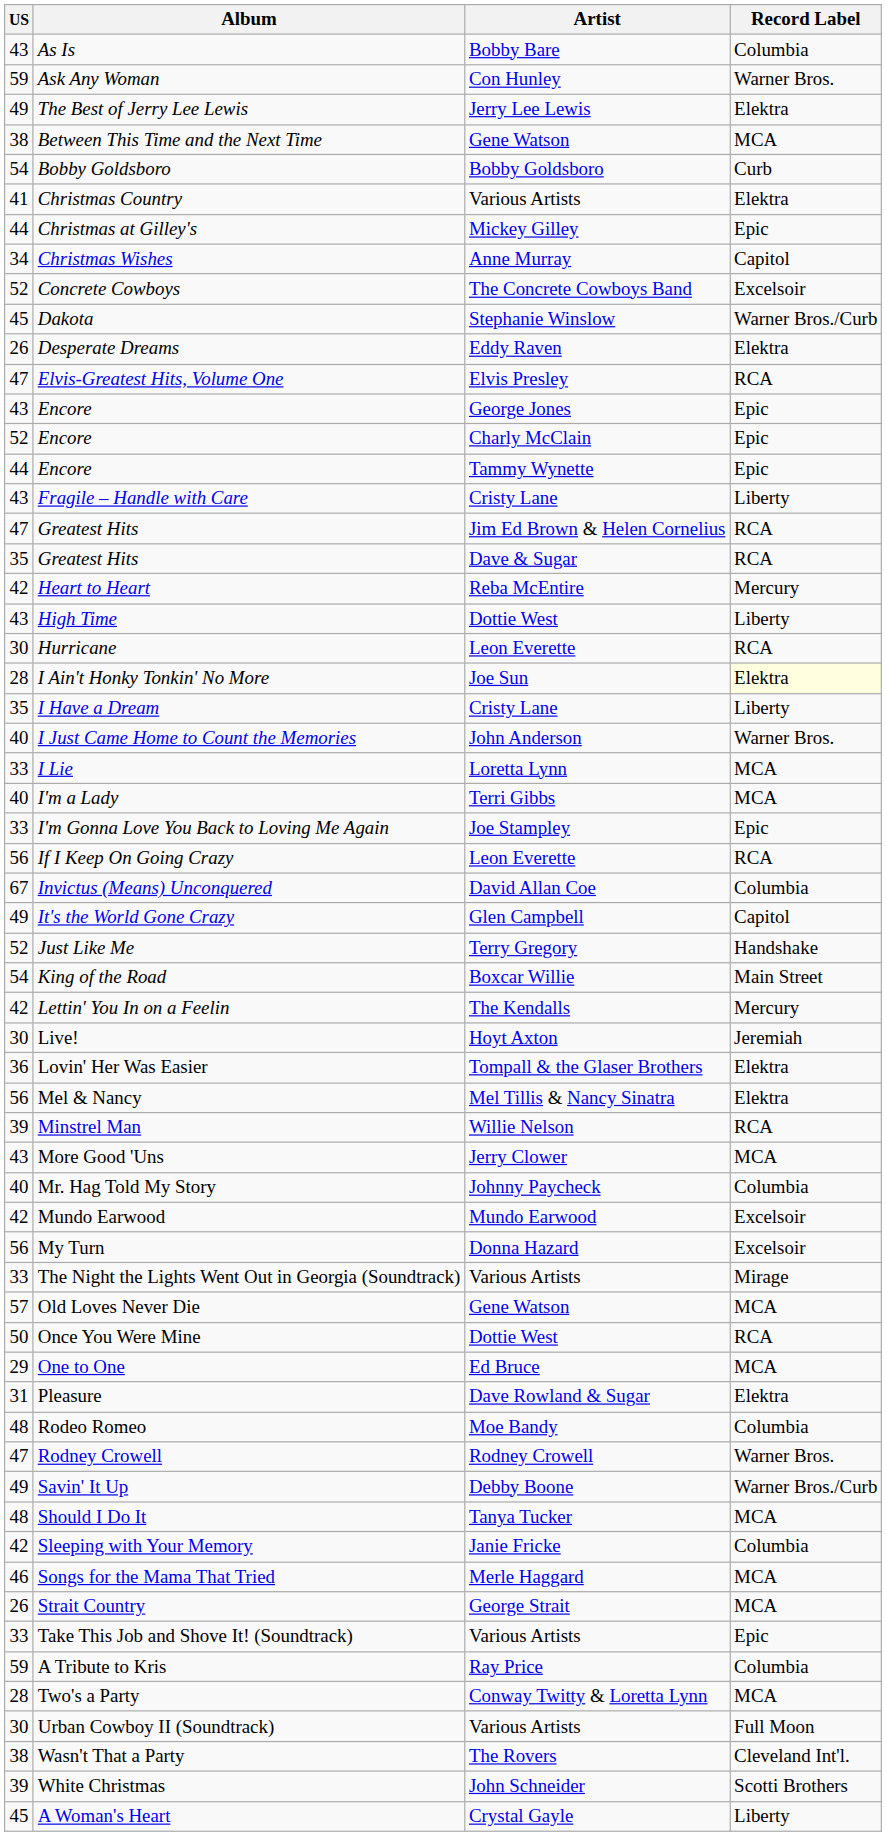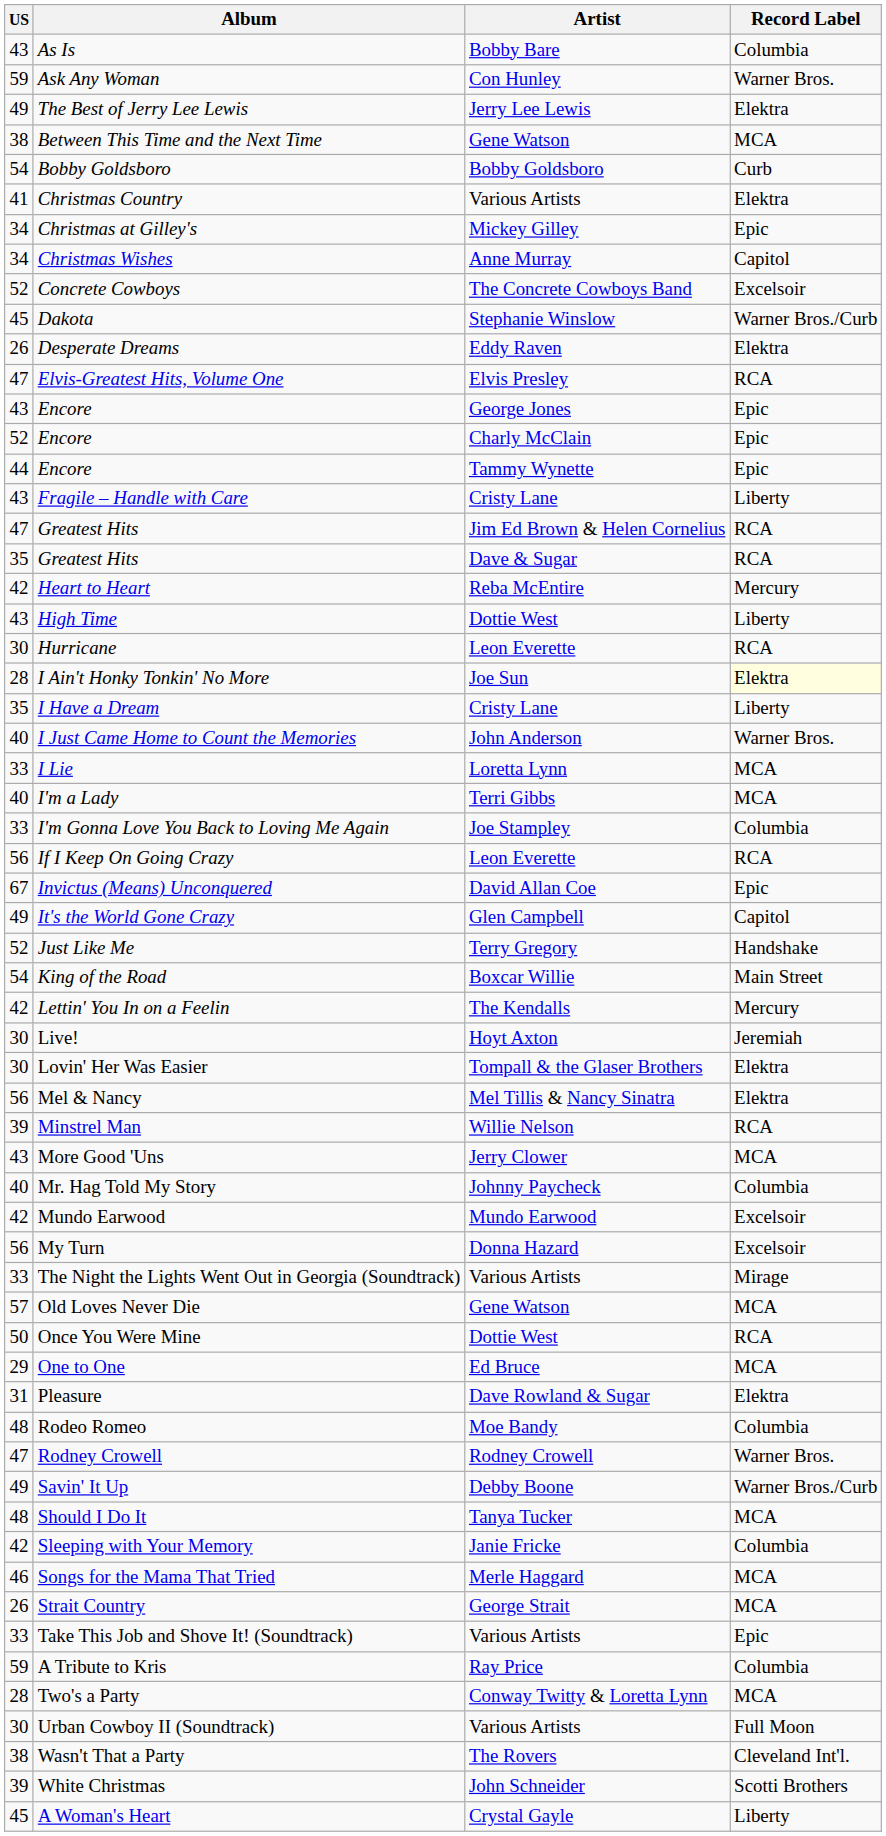(19, 229) 44 -> (19, 229) 34
(751, 827) Epic -> (771, 827) Columbia
(771, 887) Columbia -> (751, 887) Epic
(19, 1067) 36 -> (19, 1067) 30
